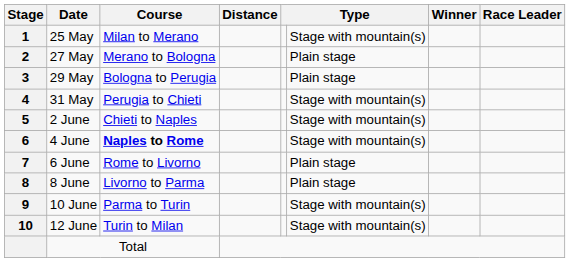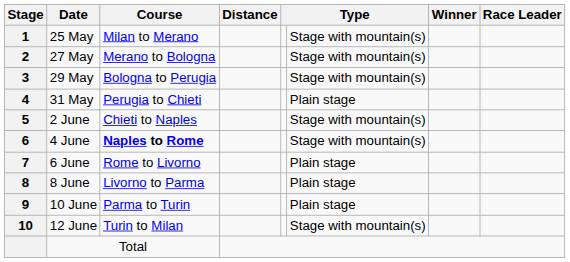(323, 57) Plain stage -> (358, 57) Stage with mountain(s)
(323, 78) Plain stage -> (358, 78) Stage with mountain(s)
(358, 99) Stage with mountain(s) -> (323, 99) Plain stage
(358, 204) Stage with mountain(s) -> (323, 204) Plain stage
